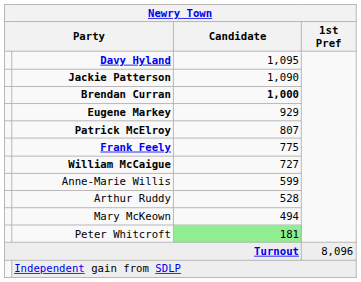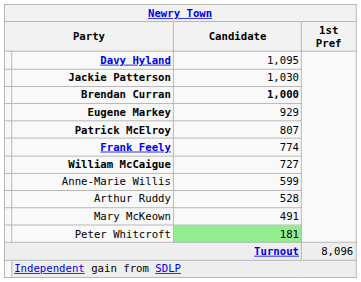(283, 78) 1,090 -> (283, 78) 1,030
(289, 147) 775 -> (289, 147) 774
(289, 217) 494 -> (289, 217) 491
